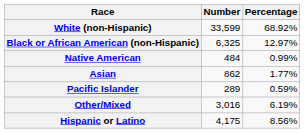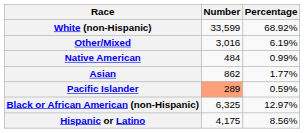rows swapped: (103, 43) <-> (103, 105)
(232, 89) no background -> (232, 89) lightsalmon background
